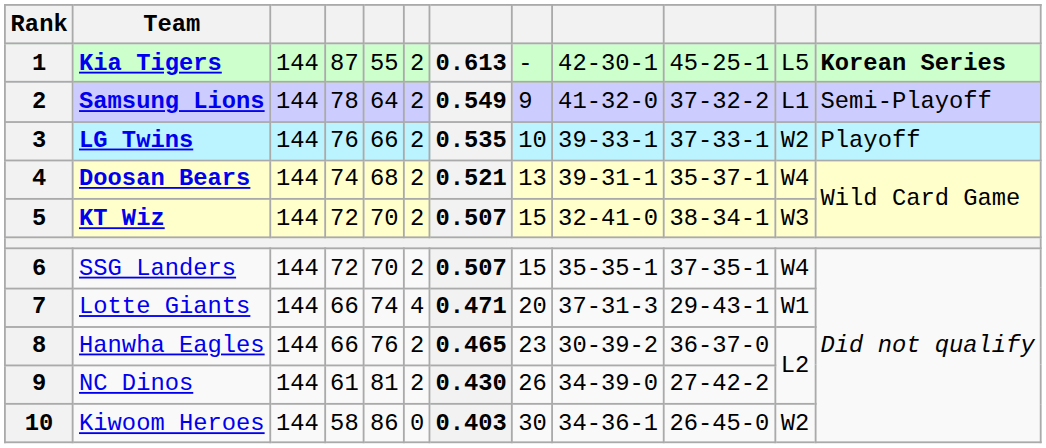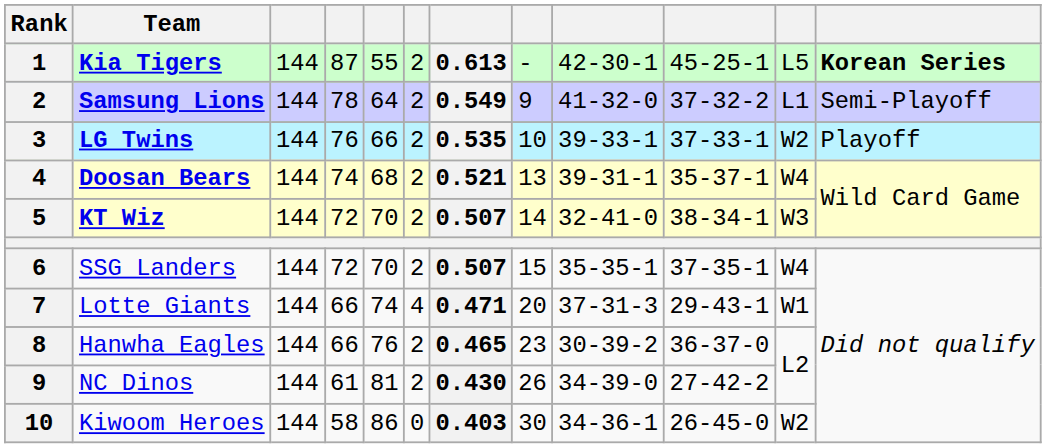(533, 218) 15 -> (533, 218) 14
